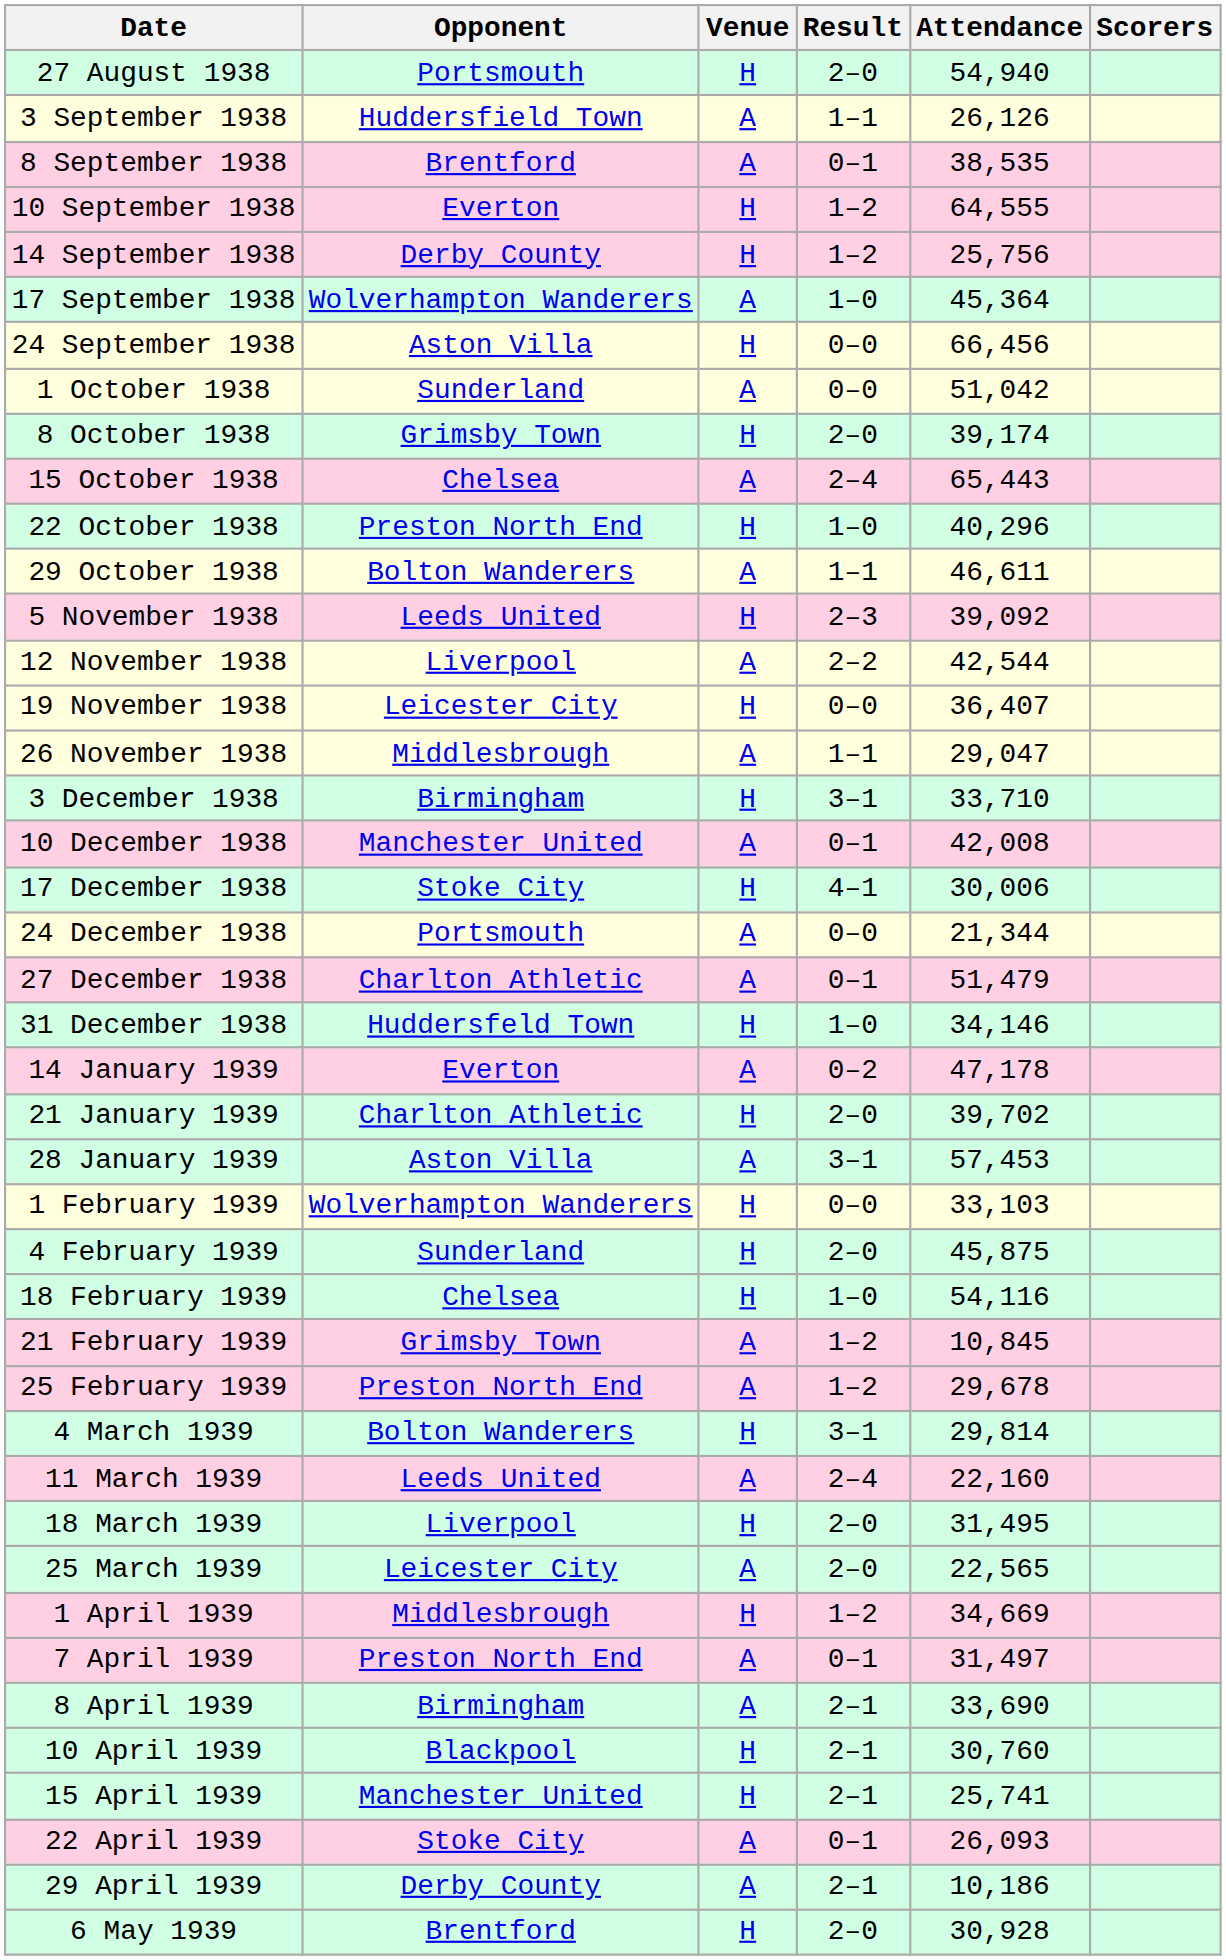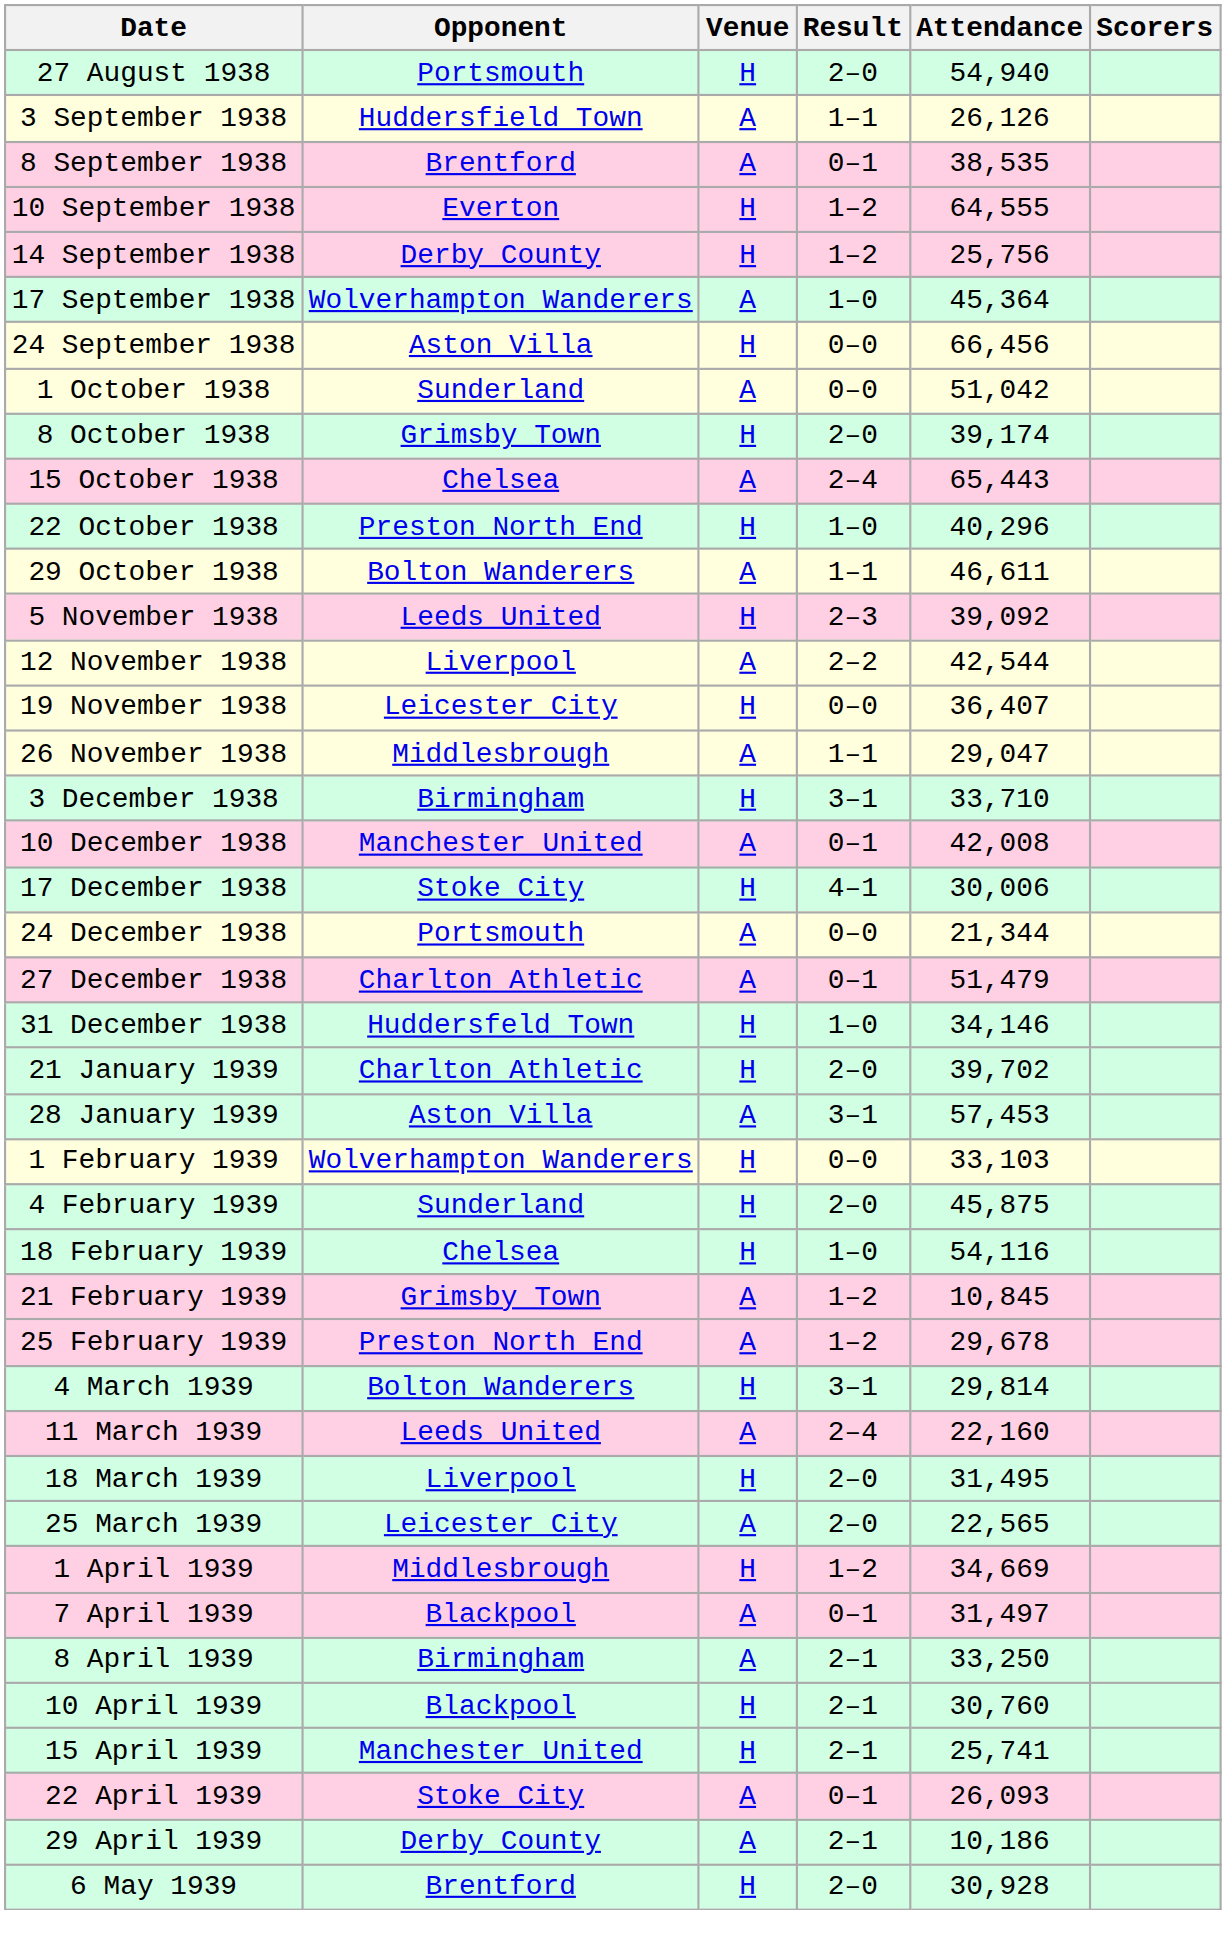- row: (154, 1071)
(501, 1660) Preston North End -> (501, 1615) Blackpool
(1000, 1705) 33,690 -> (1000, 1660) 33,250
